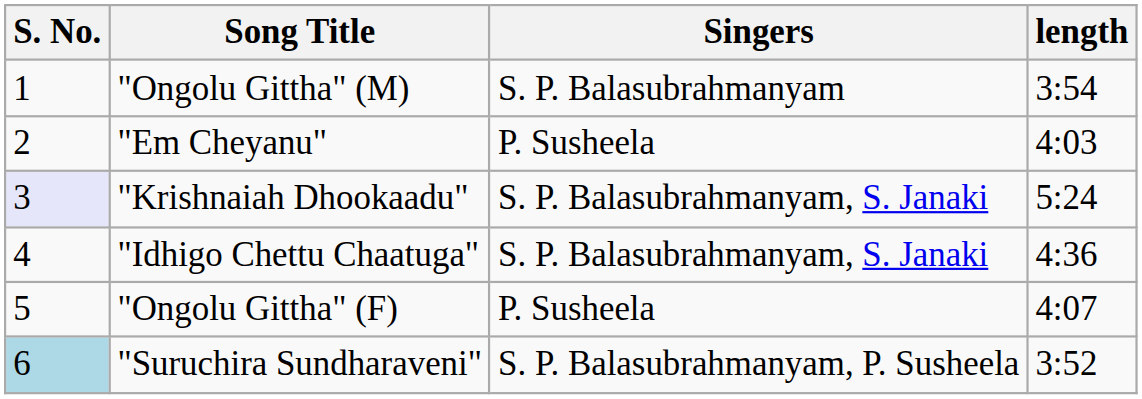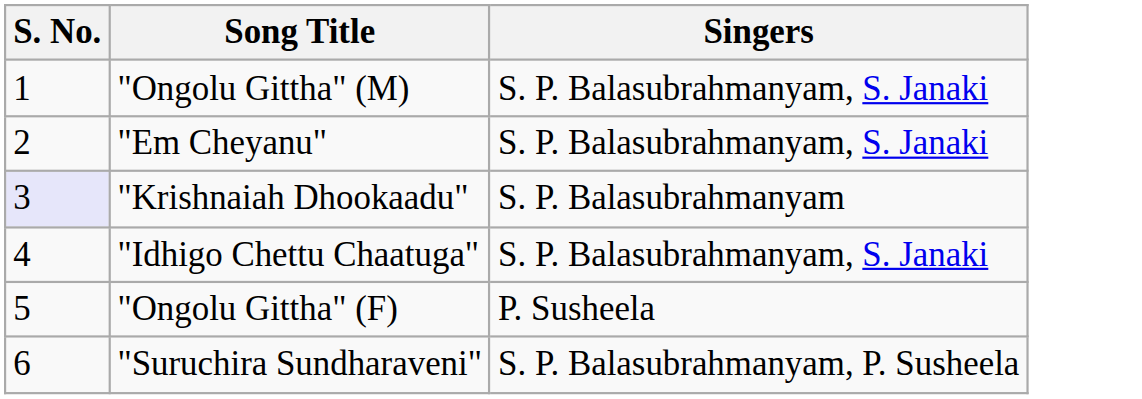- column: (1082, 32)
(671, 87) S. P. Balasubrahmanyam -> (743, 87) S. P. Balasubrahmanyam, S. Janaki
(577, 142) P. Susheela -> (743, 142) S. P. Balasubrahmanyam, S. Janaki
(743, 198) S. P. Balasubrahmanyam, S. Janaki -> (671, 198) S. P. Balasubrahmanyam
(22, 364) lightblue background -> (22, 364) no background
